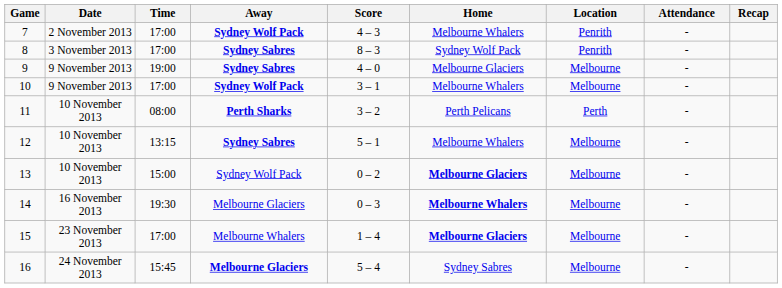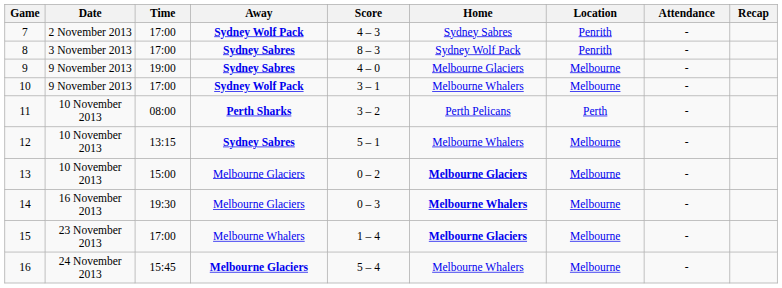(478, 31) Melbourne Whalers -> (478, 31) Sydney Sabres
(259, 173) Sydney Wolf Pack -> (259, 173) Melbourne Glaciers
(478, 267) Sydney Sabres -> (478, 267) Melbourne Whalers
